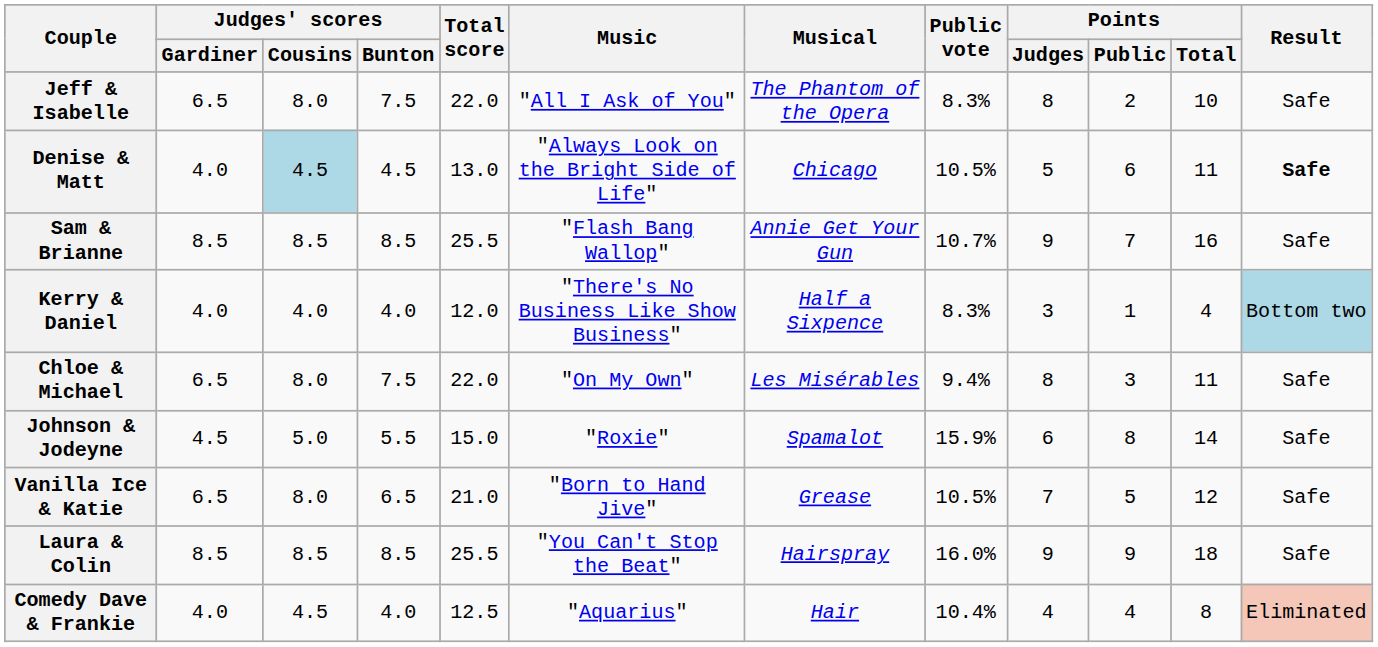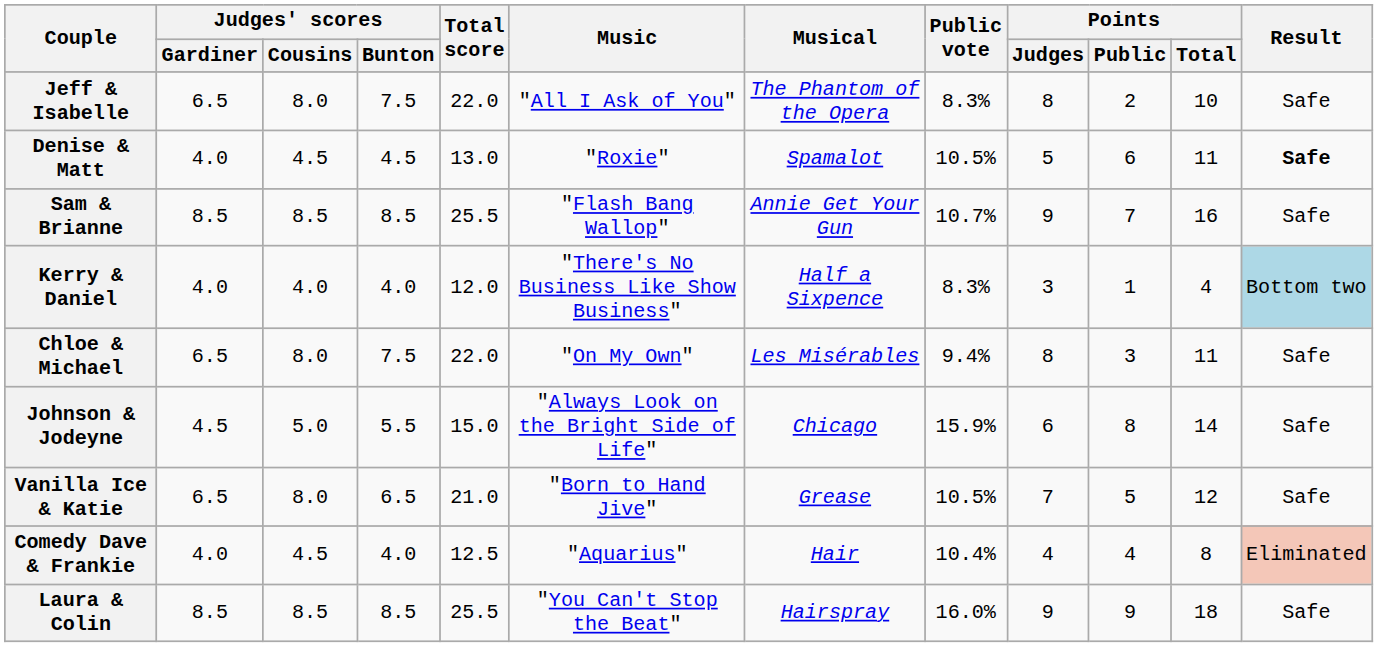(310, 171) lightblue background -> (310, 159) no background
(627, 171) "Always Look on the Bright Side of Life" -> (627, 159) "Roxie"
(835, 171) Chicago -> (835, 159) Spamalot
(627, 439) "Roxie" -> (627, 427) "Always Look on the Bright Side of Life"
(835, 439) Spamalot -> (835, 427) Chicago
rows swapped: (81, 612) <-> (81, 554)
